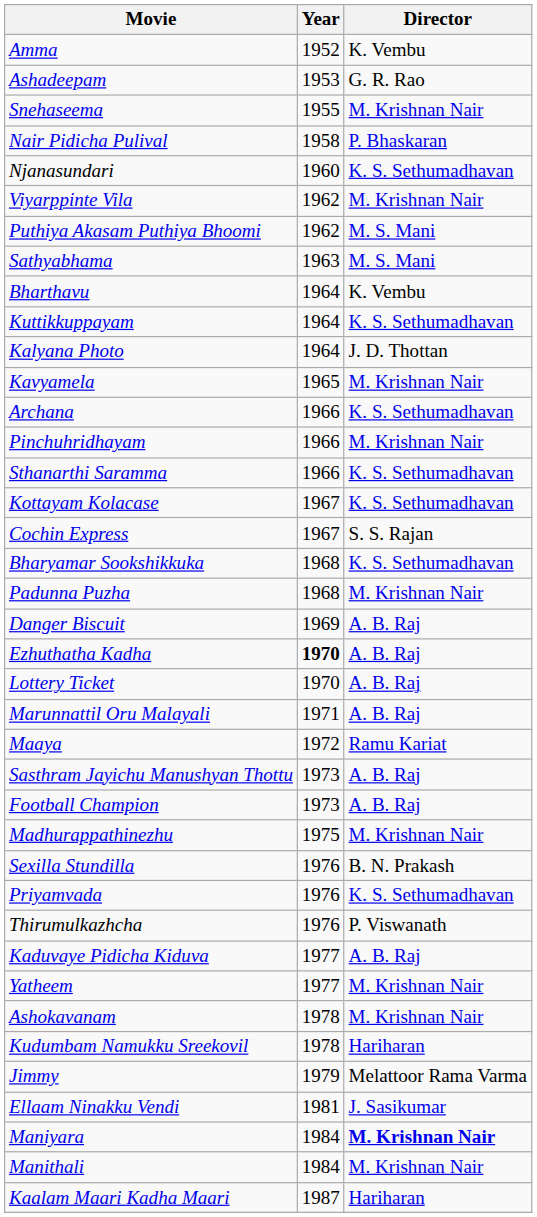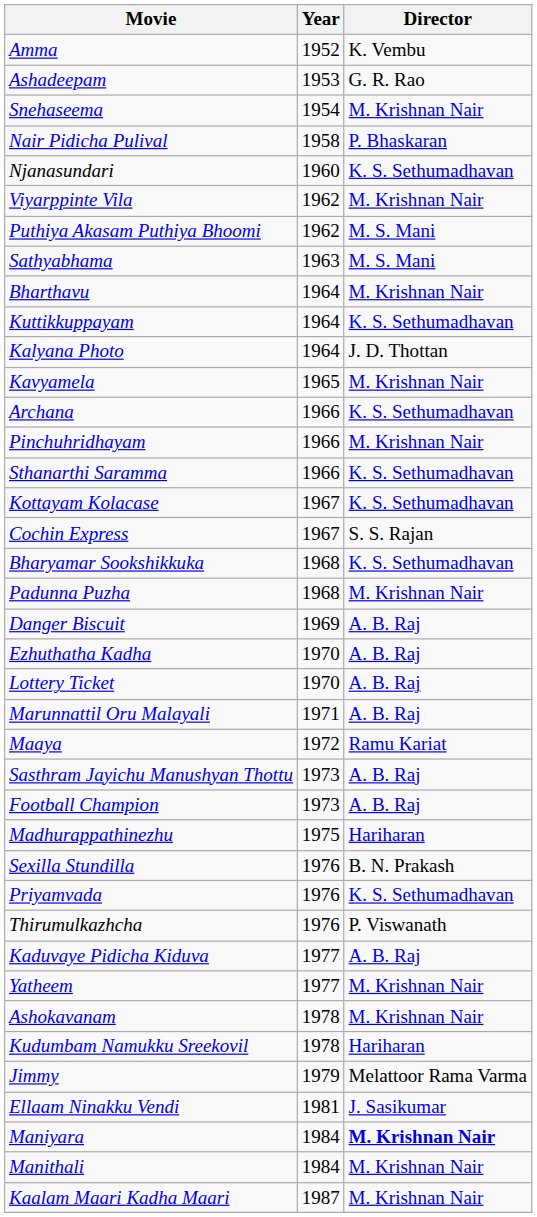(321, 110) 1955 -> (321, 110) 1954
(387, 291) K. Vembu -> (416, 291) M. Krishnan Nair
(321, 653) bold -> (321, 653) normal
(416, 834) M. Krishnan Nair -> (387, 834) Hariharan
(387, 1197) Hariharan -> (416, 1197) M. Krishnan Nair
